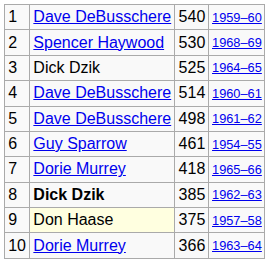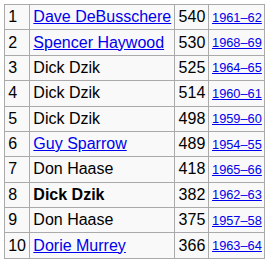(237, 17) 1959–60 -> (237, 17) 1961–62
(102, 93) Dave DeBusschere -> (67, 93) Dick Dzik
(102, 118) Dave DeBusschere -> (67, 118) Dick Dzik
(237, 119) 1961–62 -> (237, 119) 1959–60
(192, 144) 461 -> (192, 144) 489
(80, 169) Dorie Murrey -> (73, 169) Don Haase
(192, 194) 385 -> (192, 194) 382
(73, 220) lightyellow background -> (73, 220) no background
